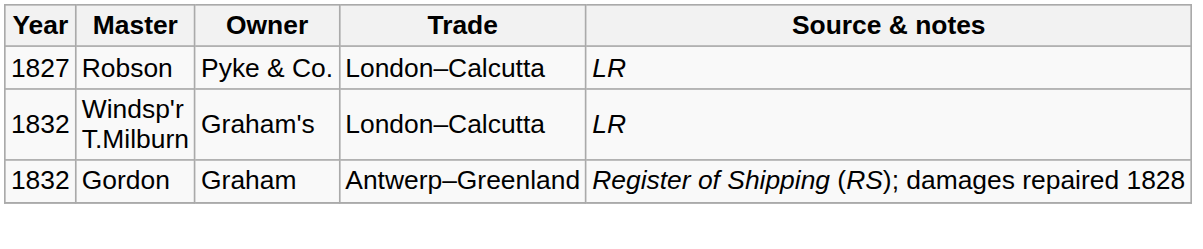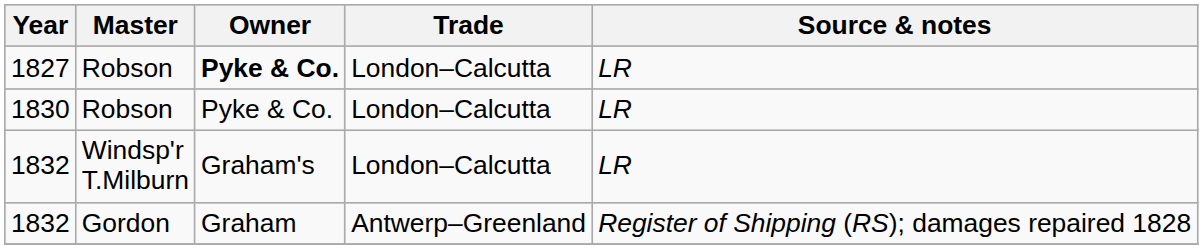(267, 67) normal -> (270, 67) bold
+ row: (40, 109)
